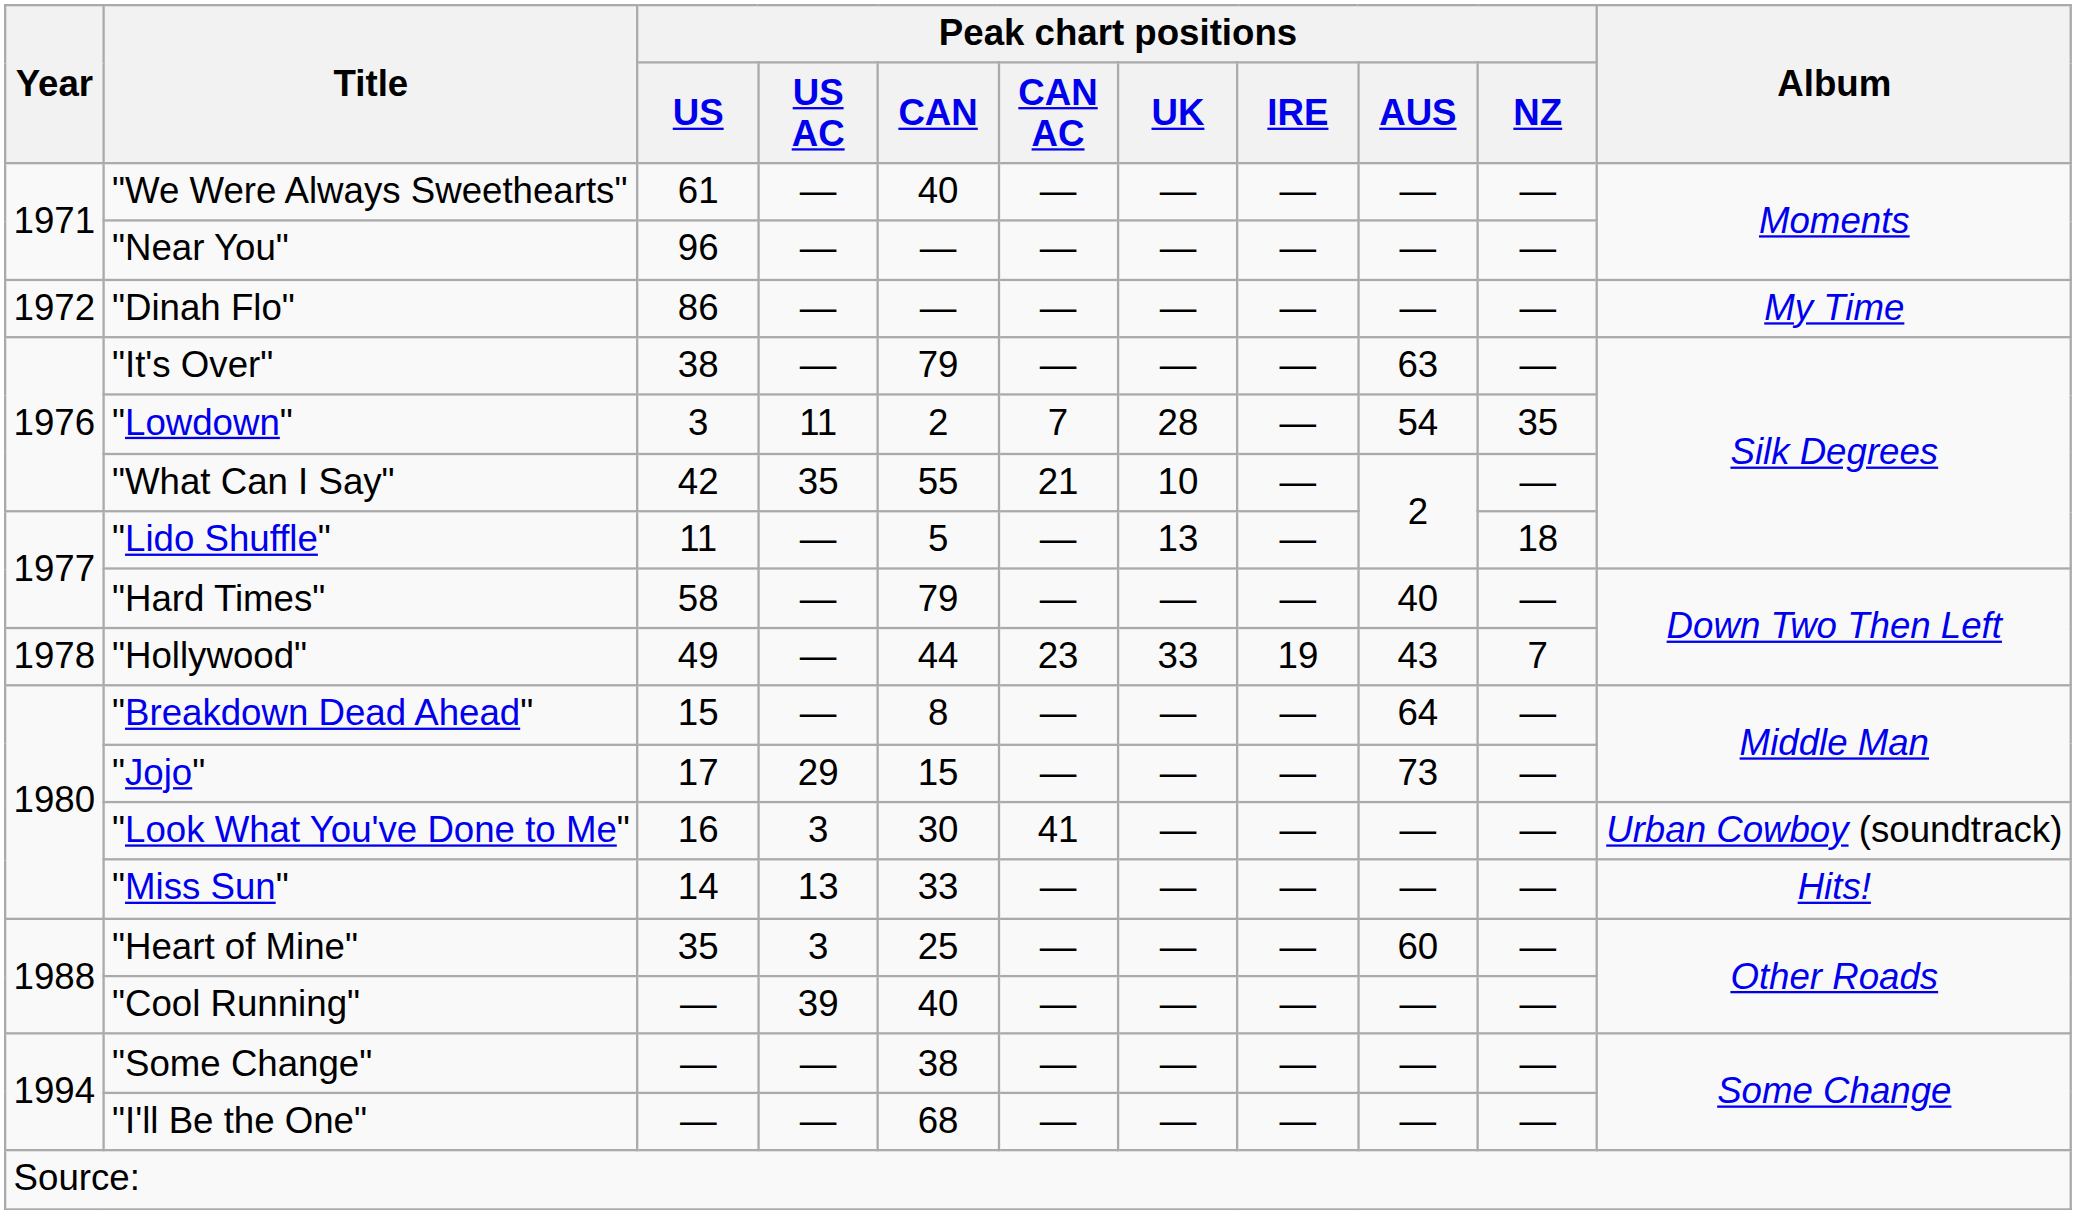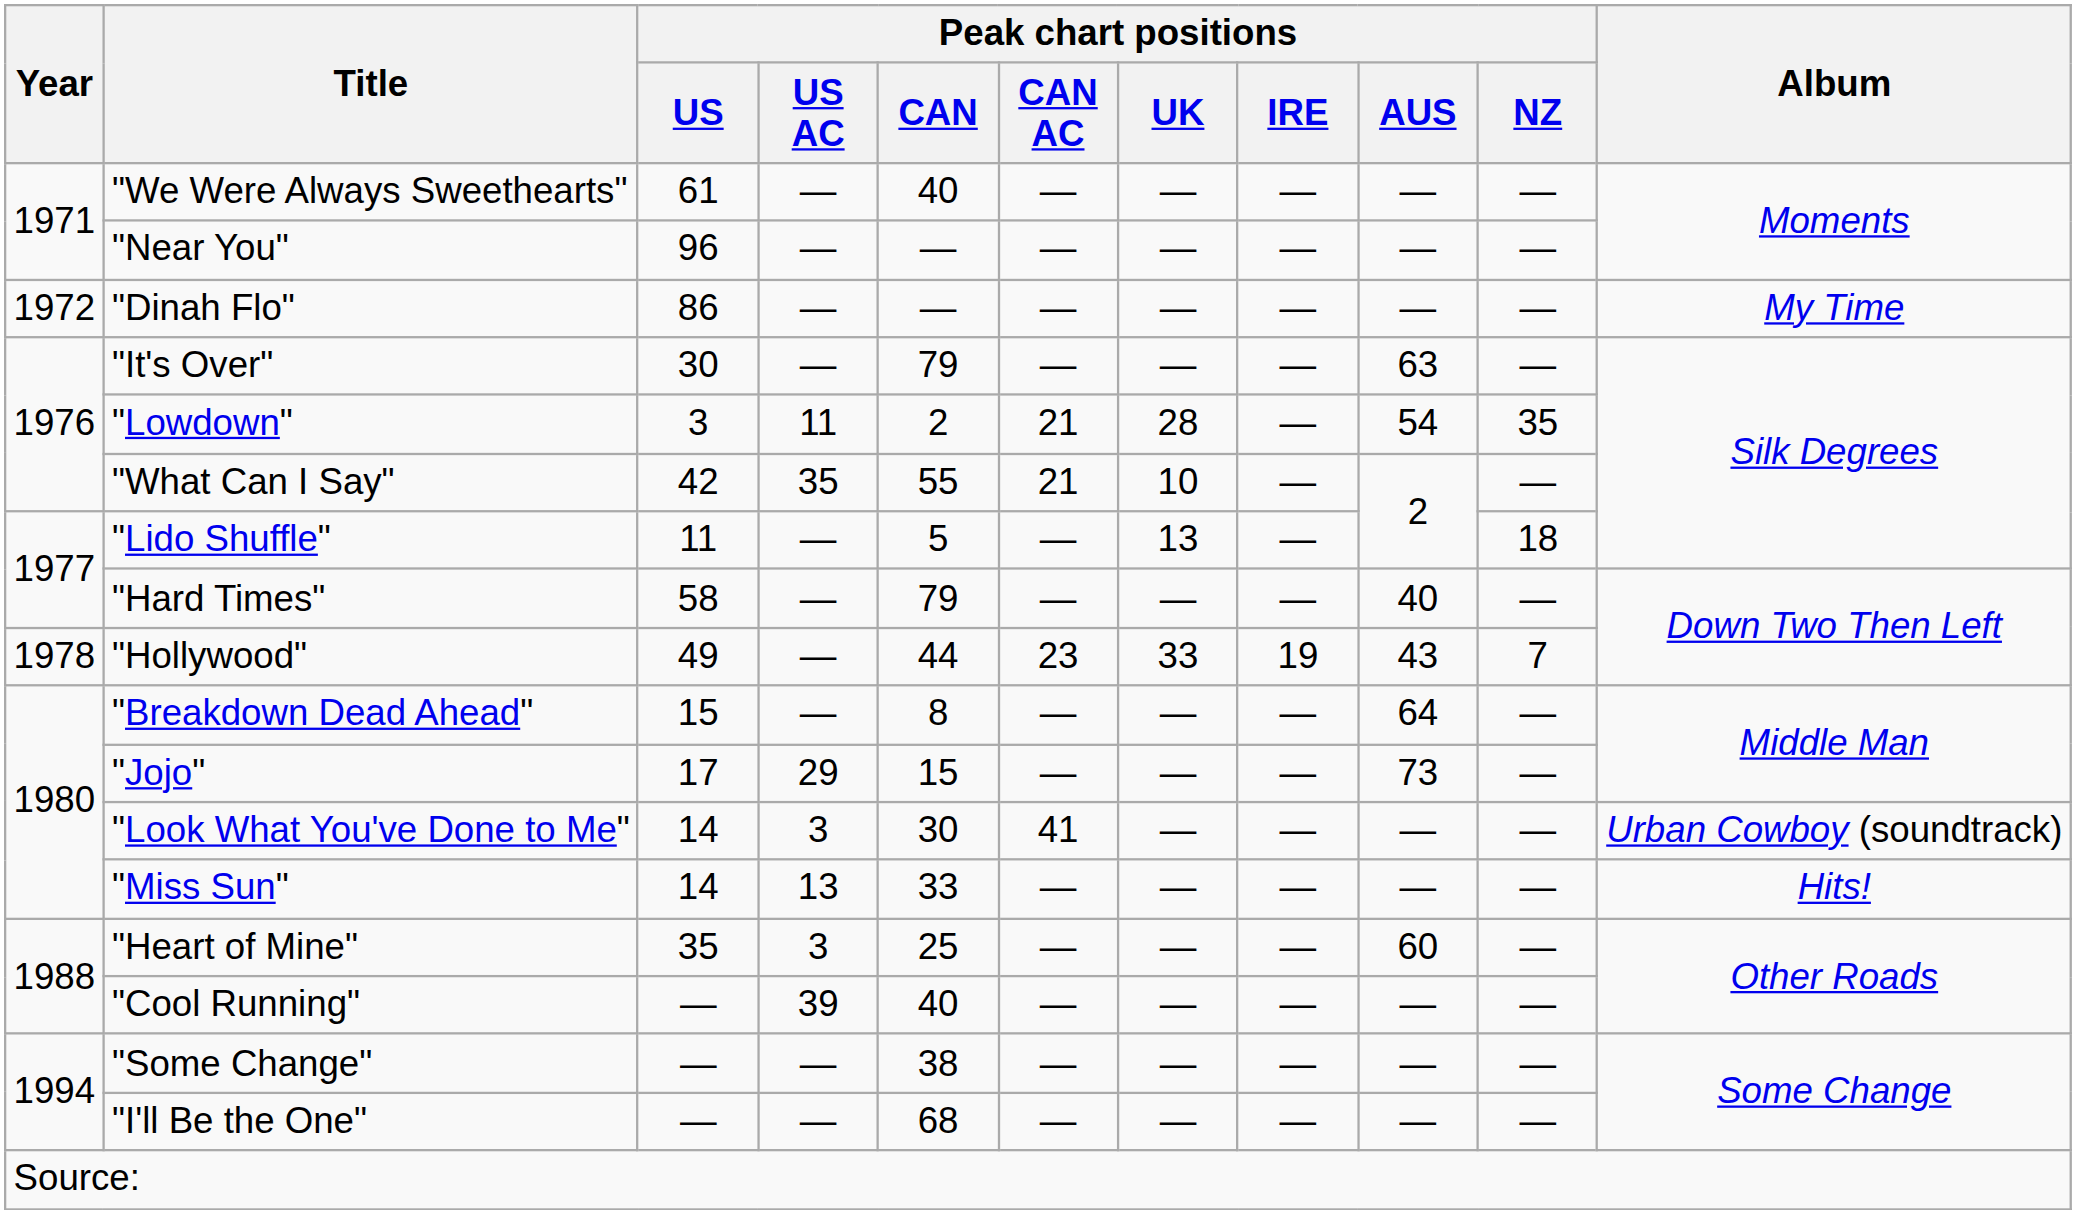(698, 365) 38 -> (698, 365) 30
(1058, 423) 7 -> (1058, 423) 21
(698, 830) 16 -> (698, 830) 14
